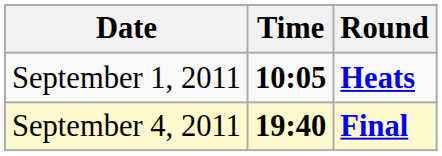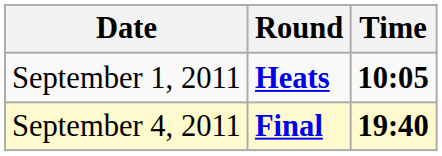columns swapped: (291, 28) <-> (385, 28)
